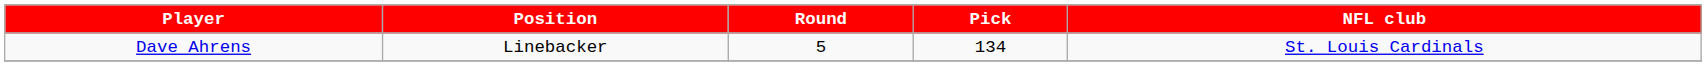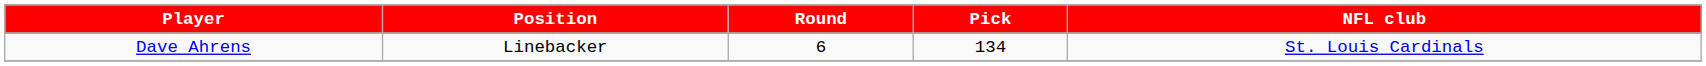(821, 47) 5 -> (821, 47) 6
